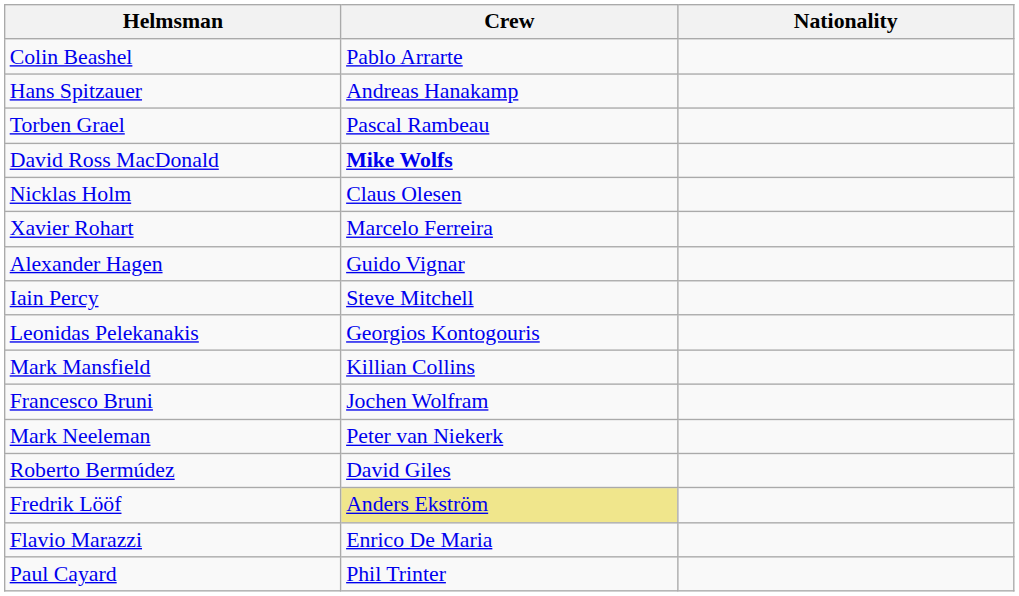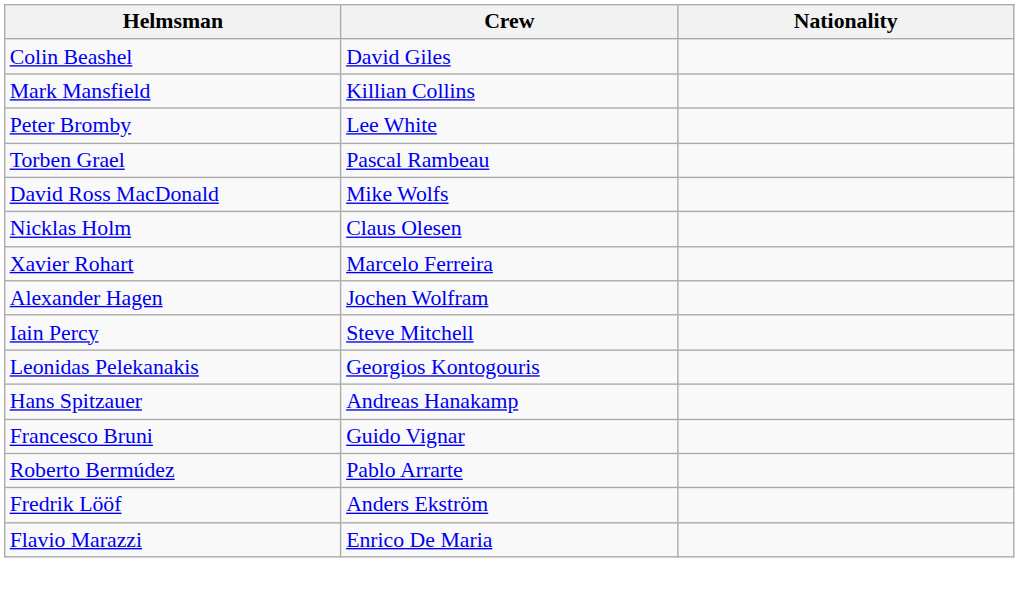(404, 56) Pablo Arrarte -> (398, 56) David Giles
rows swapped: (76, 90) <-> (80, 366)
+ row: (70, 125)
(399, 159) bold -> (397, 194) normal
(405, 263) Guido Vignar -> (417, 297) Jochen Wolfram
(417, 401) Jochen Wolfram -> (405, 435) Guido Vignar
- row: (80, 435)
(398, 470) David Giles -> (404, 470) Pablo Arrarte
(417, 504) khaki background -> (417, 504) no background
- row: (63, 573)
